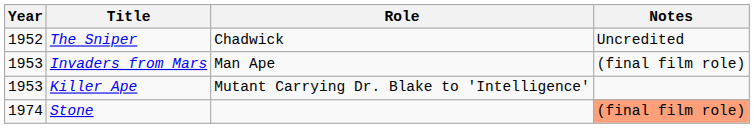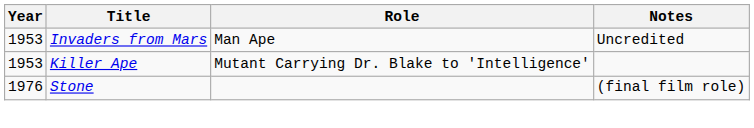- row: (94, 40)
(671, 64) (final film role) -> (640, 40) Uncredited
(26, 111) 1974 -> (26, 88) 1976
(671, 111) lightsalmon background -> (671, 88) no background
